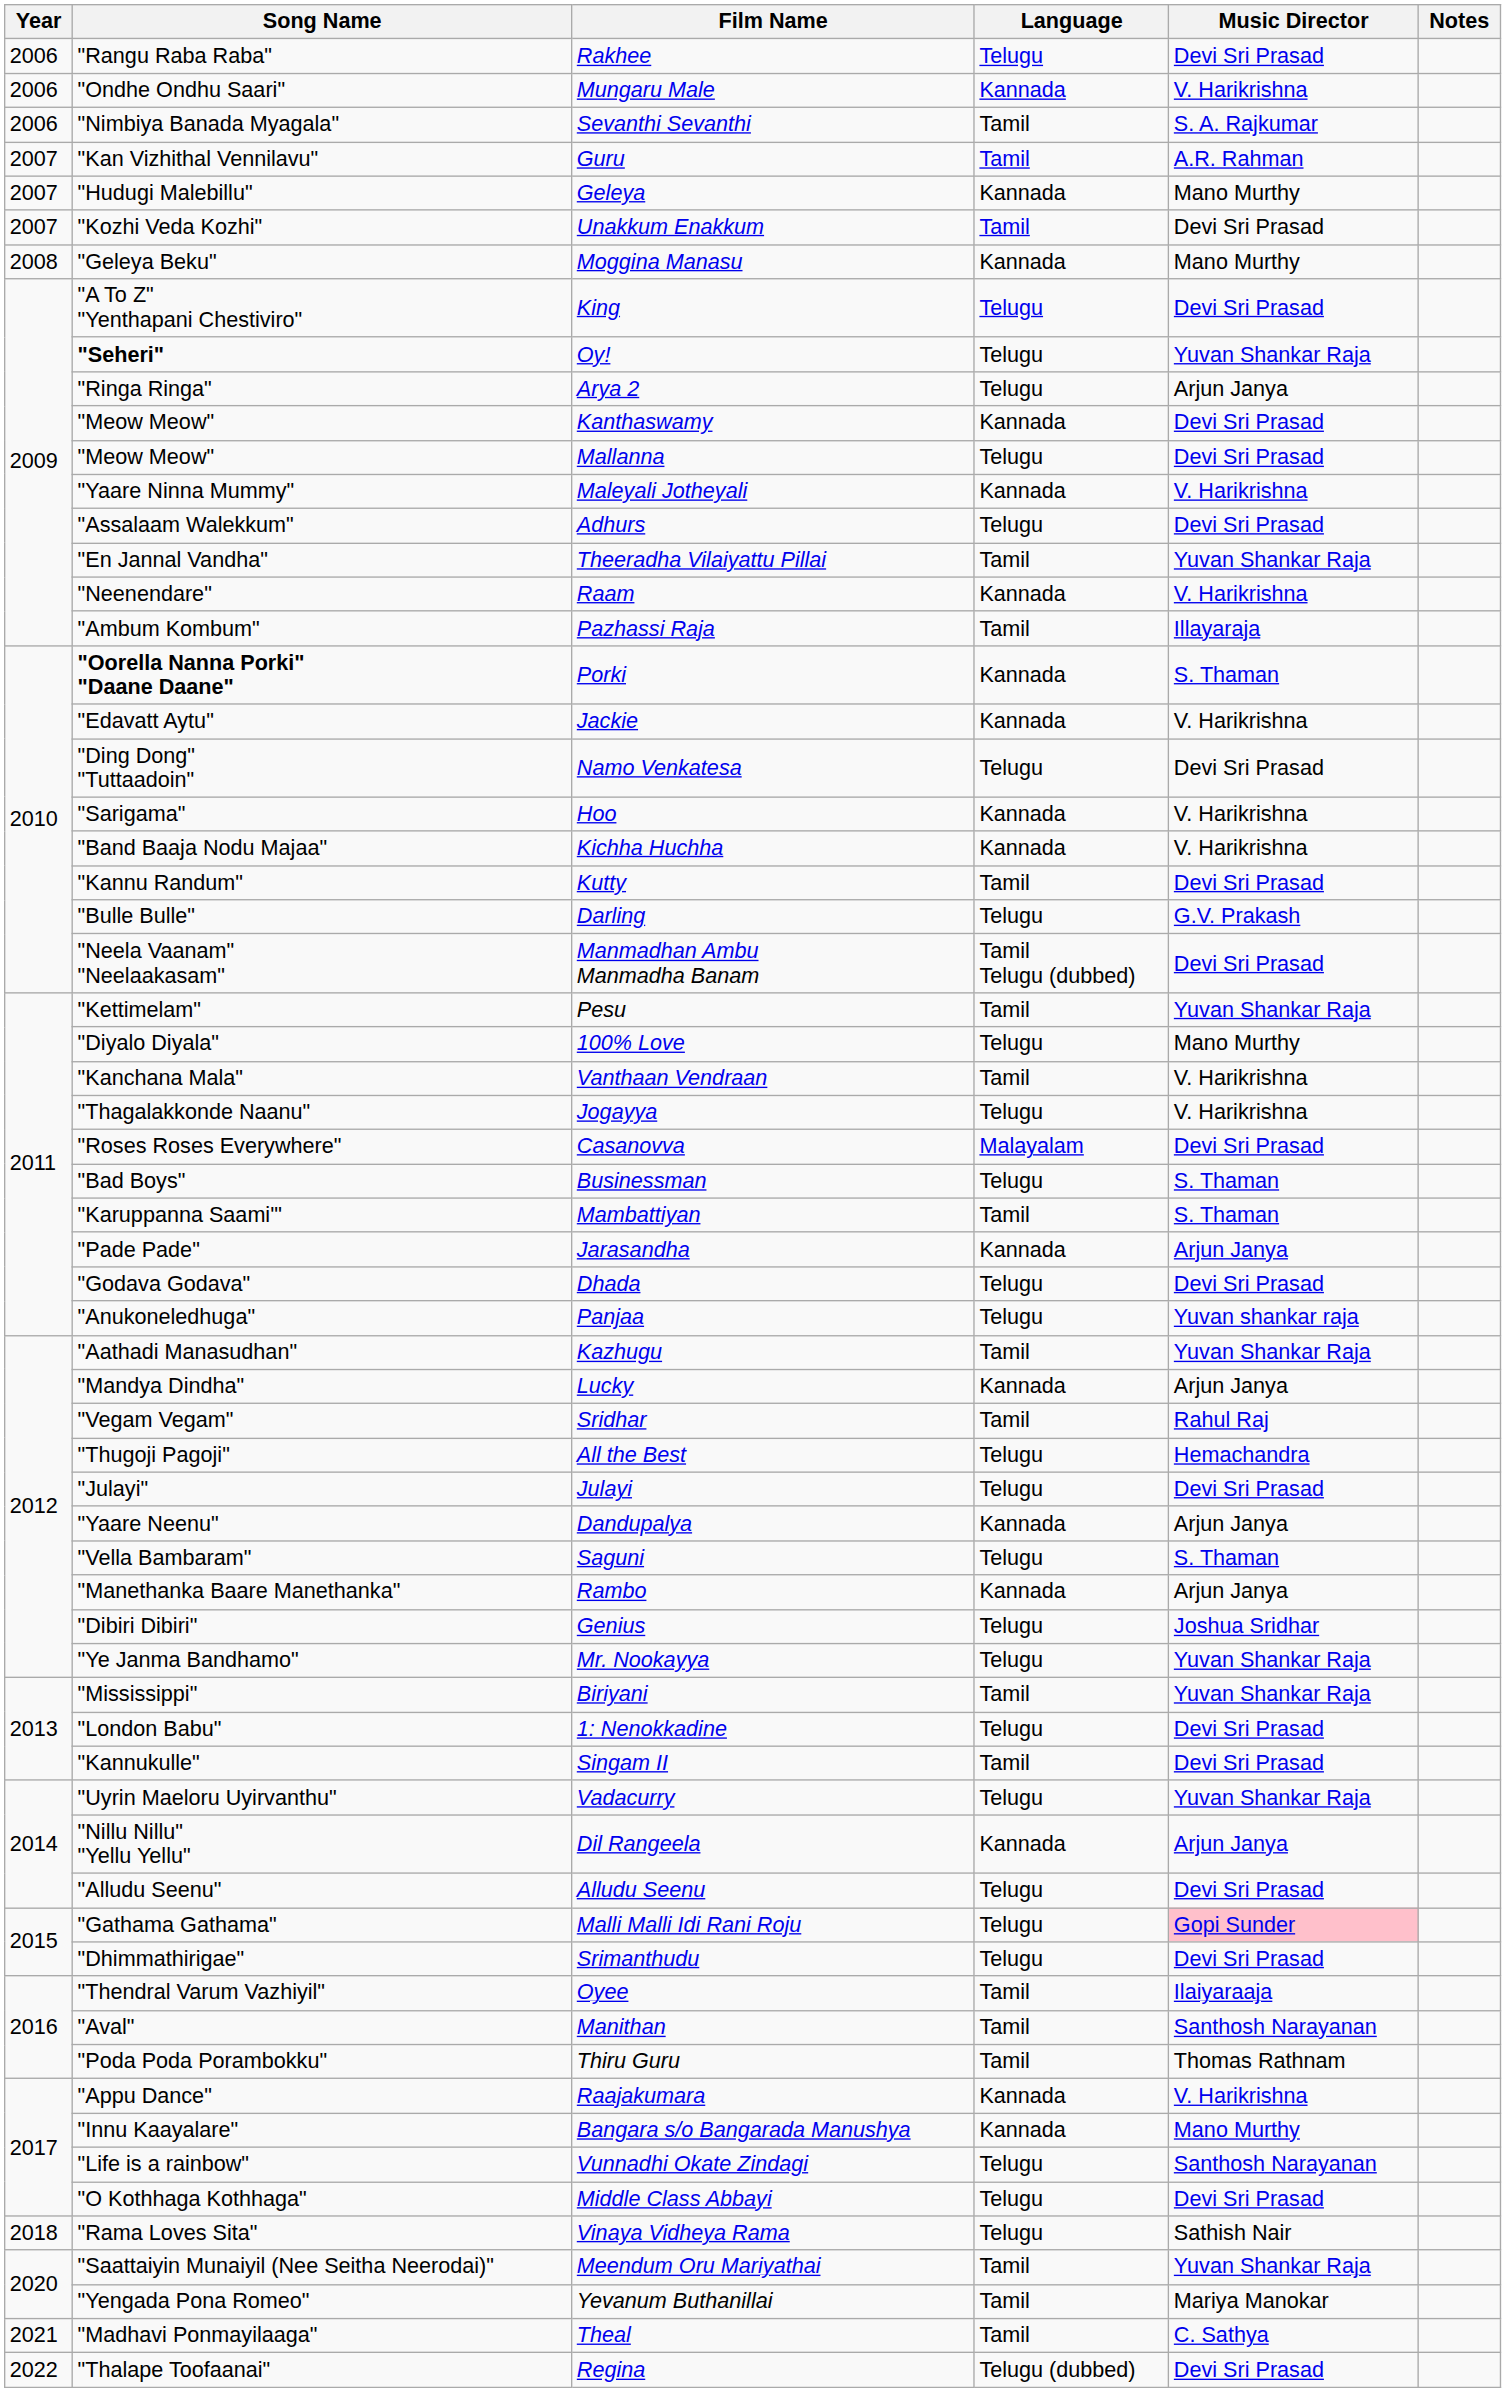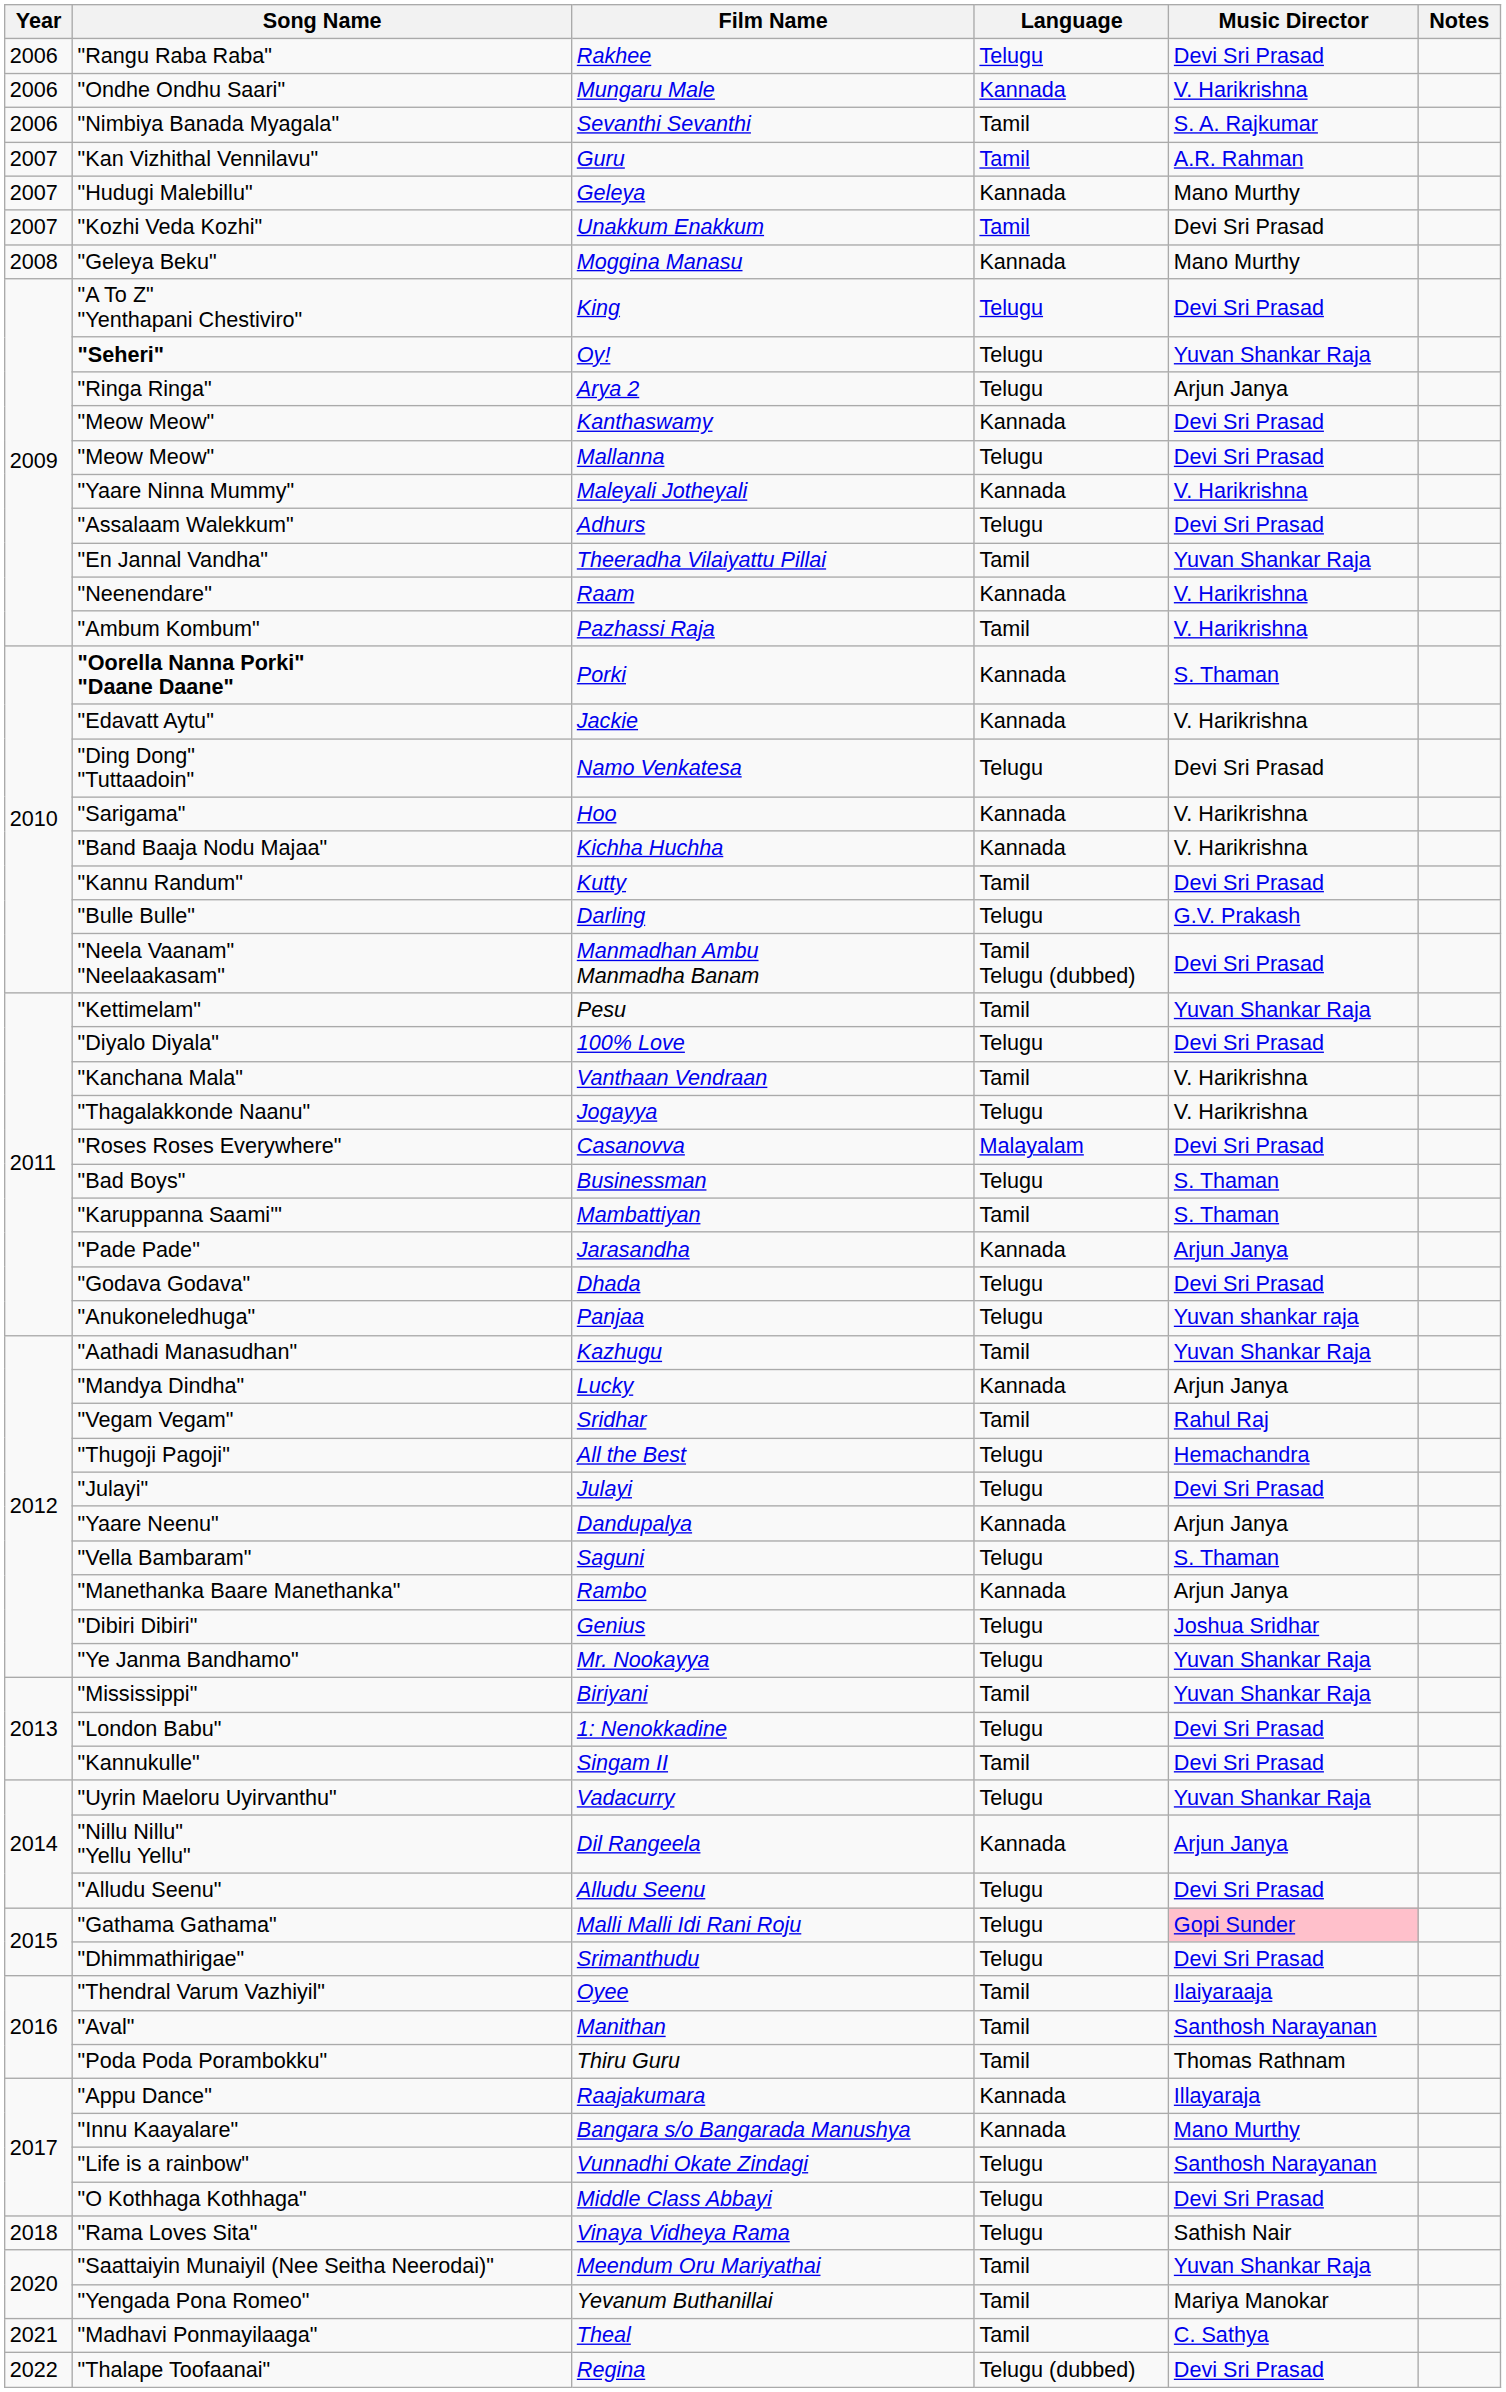(1217, 628) Illayaraja -> (1241, 628) V. Harikrishna
(1237, 1043) Mano Murthy -> (1249, 1043) Devi Sri Prasad
(1241, 2095) V. Harikrishna -> (1217, 2095) Illayaraja
